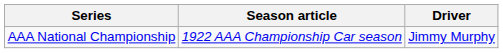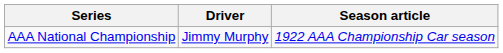columns swapped: (452, 15) <-> (292, 15)
